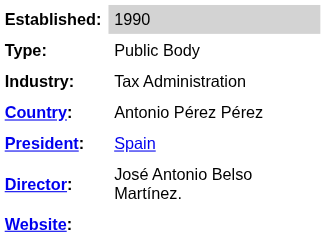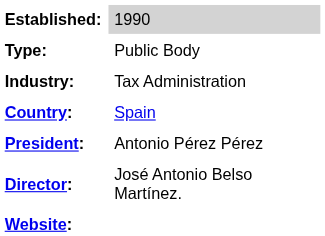(189, 113) Antonio Pérez Pérez -> (135, 113) Spain
(135, 144) Spain -> (189, 144) Antonio Pérez Pérez
